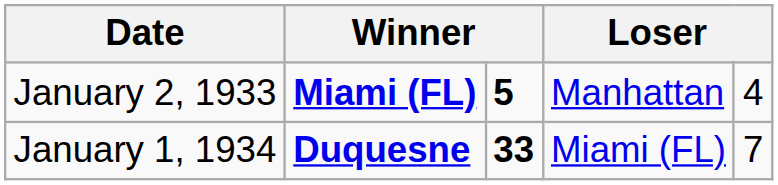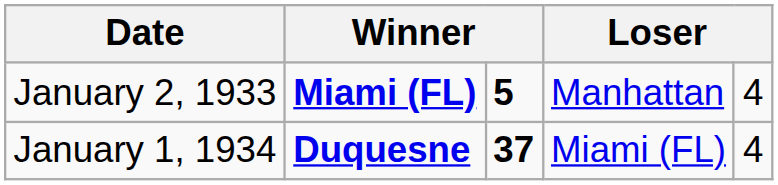(514, 149) 33 -> (514, 149) 37
(753, 149) 7 -> (753, 149) 4
